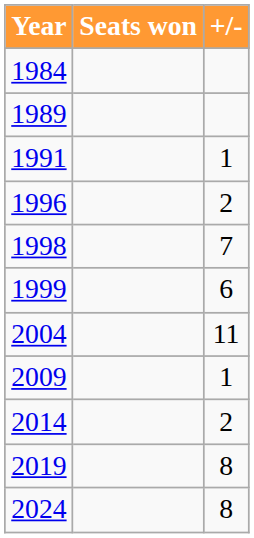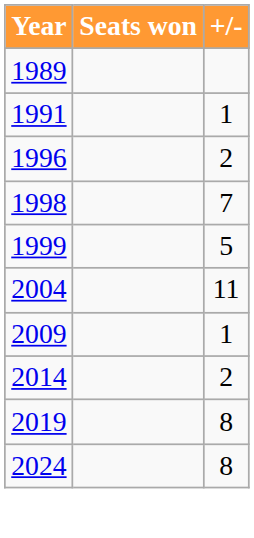- row: (39, 70)
(226, 289) 6 -> (226, 245) 5
